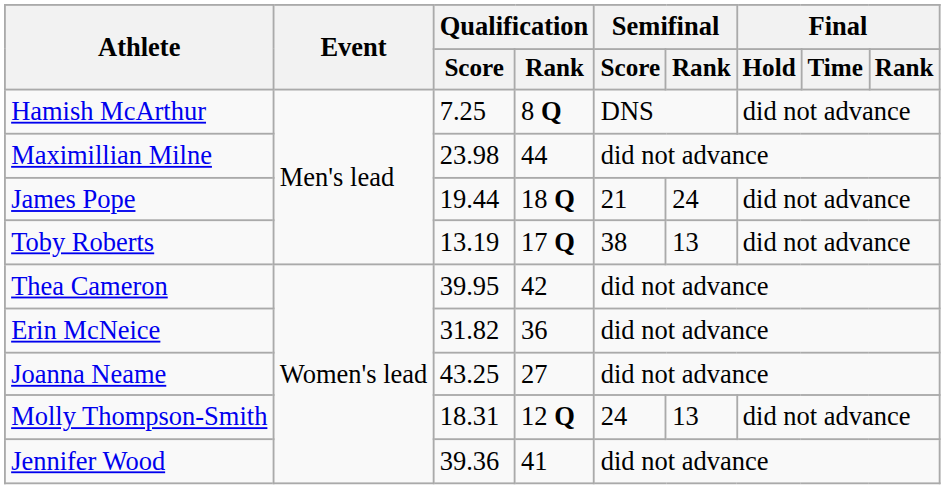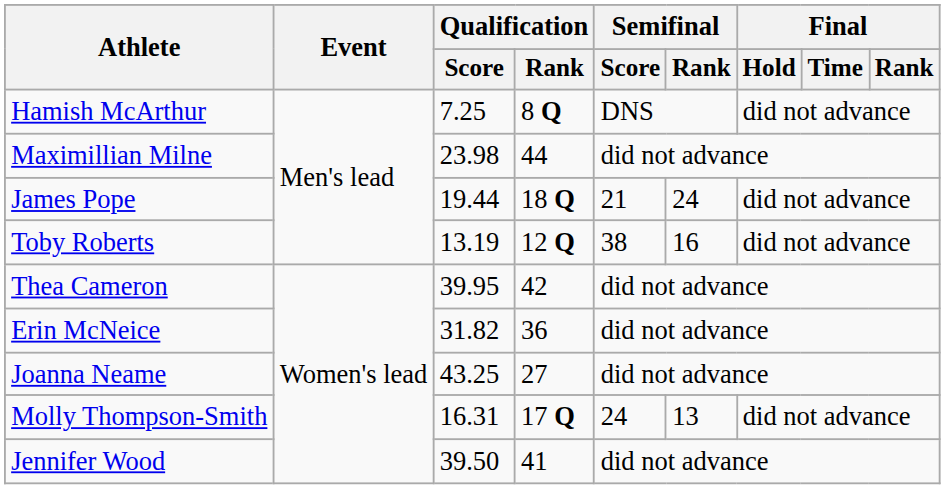(548, 242) 17 Q -> (548, 242) 12 Q
(685, 242) 13 -> (685, 242) 16
(470, 417) 18.31 -> (470, 417) 16.31
(548, 417) 12 Q -> (548, 417) 17 Q
(470, 461) 39.36 -> (470, 461) 39.50
